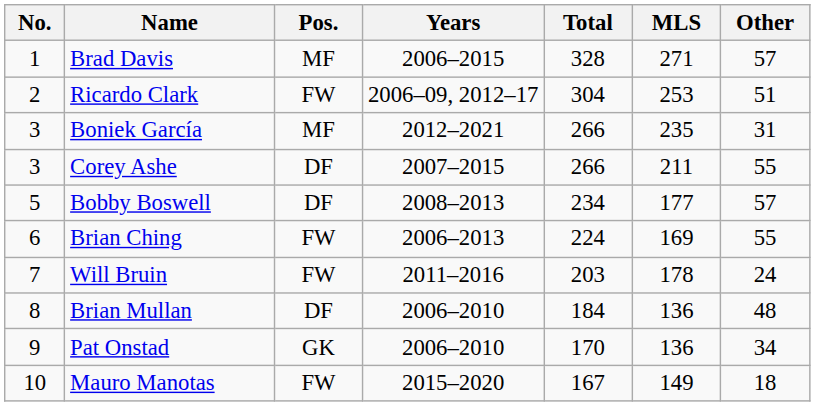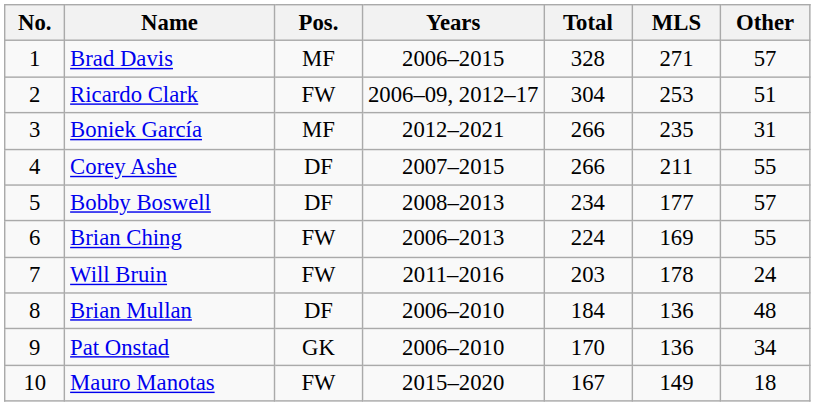(35, 166) 3 -> (35, 166) 4
